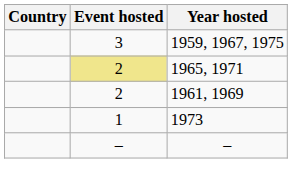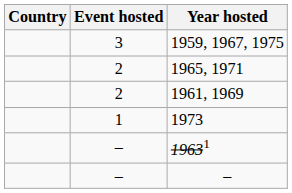(119, 68) khaki background -> (119, 68) no background
+ row: (190, 147)
